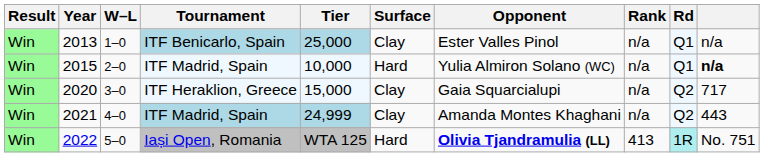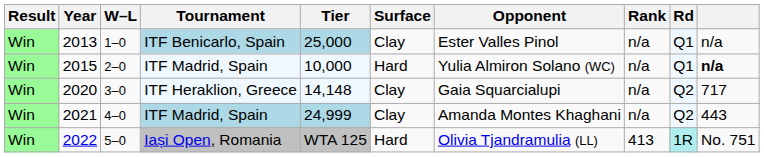(328, 90) 15,000 -> (328, 90) 14,148
(524, 139) bold -> (518, 139) normal
